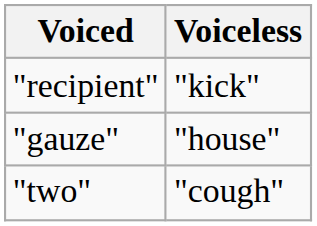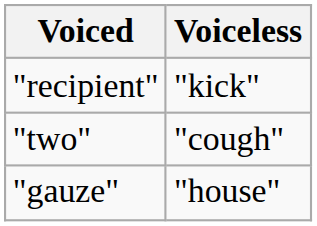rows swapped: (52, 191) <-> (66, 138)
